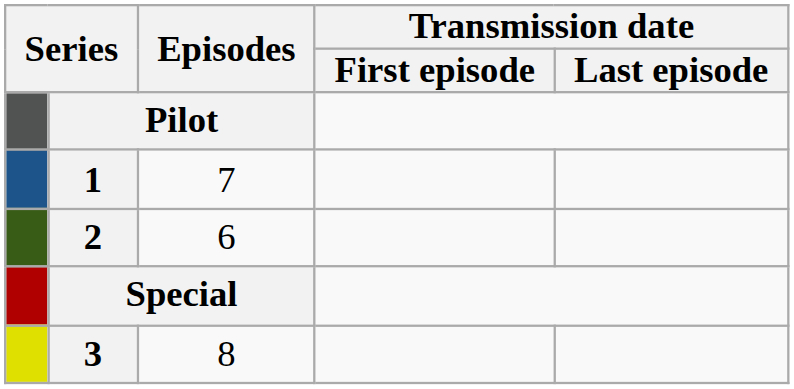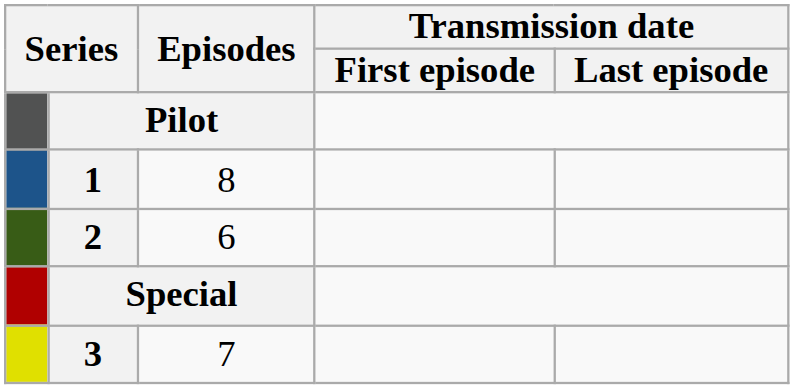(226, 178) 7 -> (226, 178) 8
(226, 353) 8 -> (226, 353) 7
